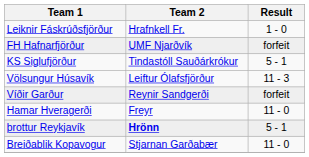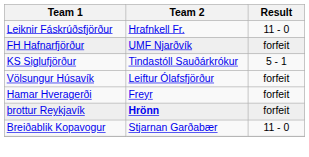(276, 29) 1 - 0 -> (276, 29) 11 - 0
(276, 78) 11 - 3 -> (276, 78) forfeit
- row: (35, 95)
(276, 111) 11 - 0 -> (276, 95) forfeit
(276, 128) 5 - 1 -> (276, 111) forfeit
